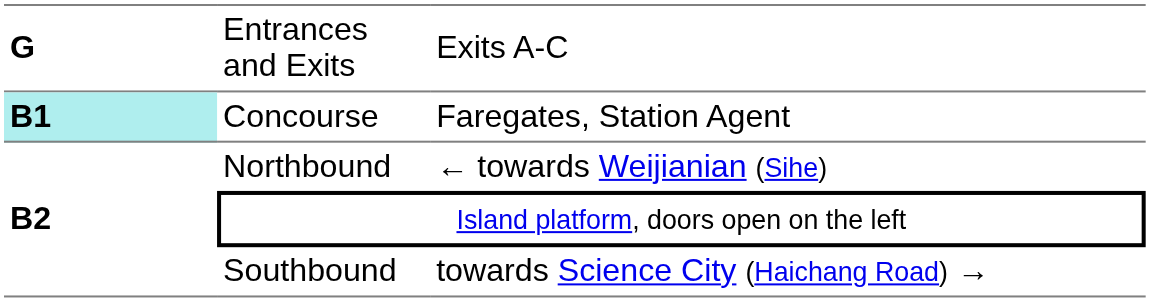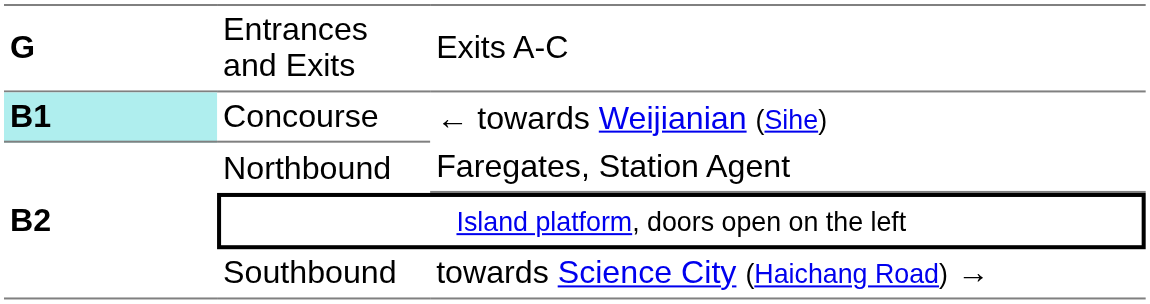(613, 116) Faregates, Station Agent -> (632, 117) ← towards Weijianian (Sihe)
(632, 166) ← towards Weijianian (Sihe) -> (613, 166) Faregates, Station Agent
